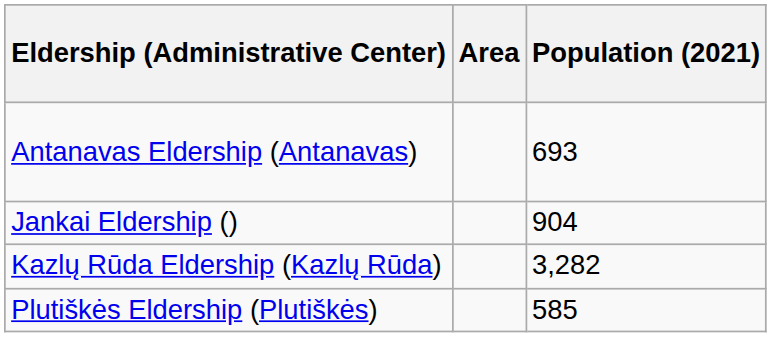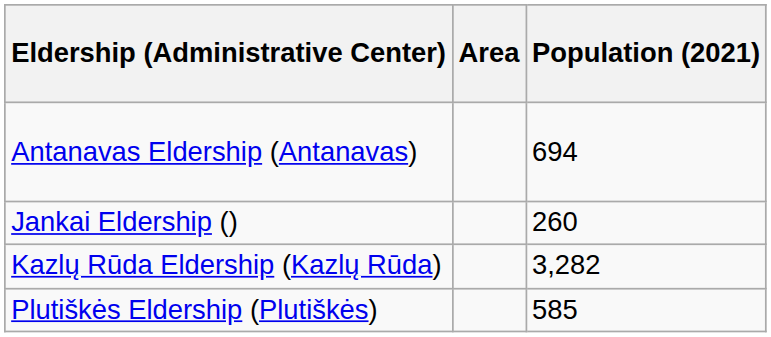(555, 151) 693 -> (555, 151) 694
(555, 222) 904 -> (555, 222) 260
